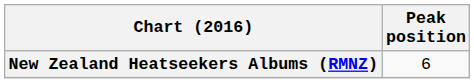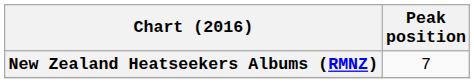(426, 65) 6 -> (426, 65) 7
